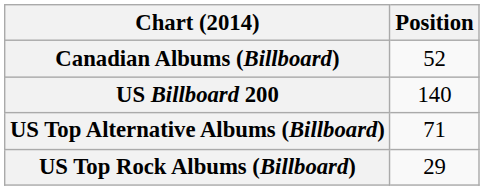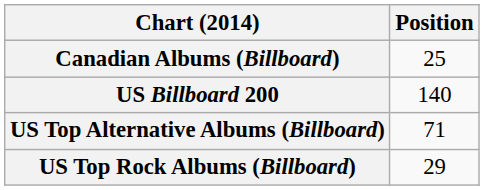(435, 58) 52 -> (435, 58) 25
